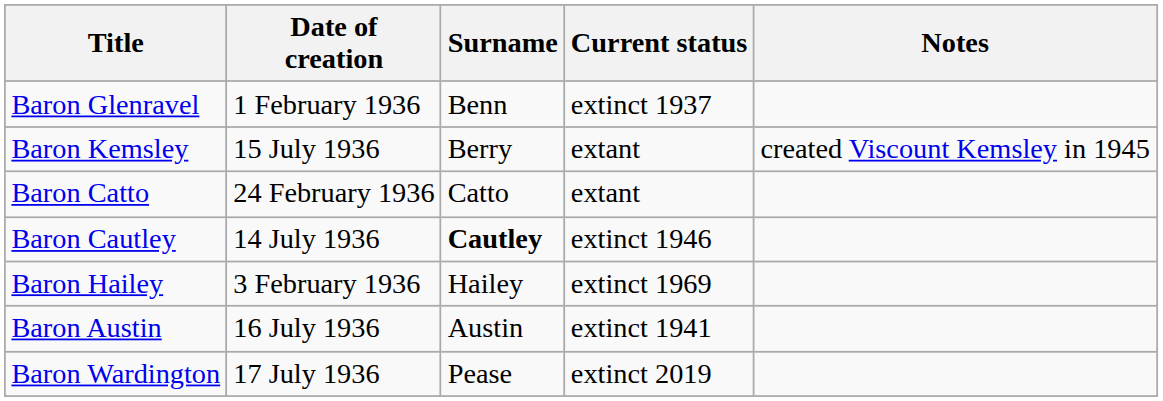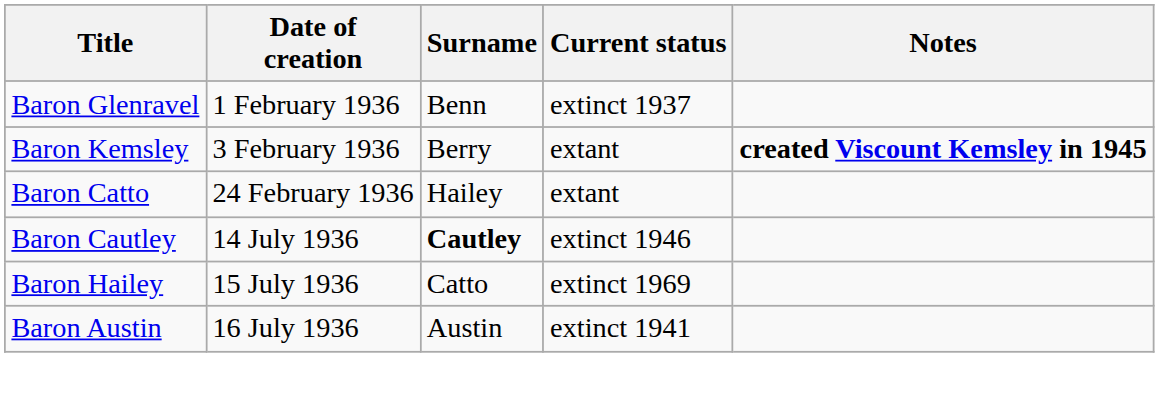(306, 148) 15 July 1936 -> (306, 148) 3 February 1936
(955, 148) normal -> (943, 148) bold
(478, 193) Catto -> (465, 193) Hailey
(327, 283) 3 February 1936 -> (286, 283) 15 July 1936
(485, 283) Hailey -> (458, 283) Catto
- row: (116, 373)
